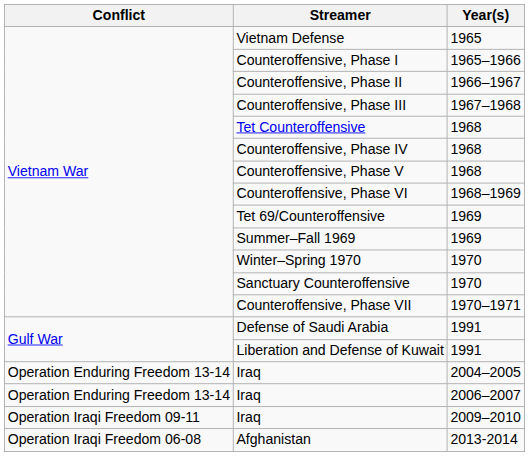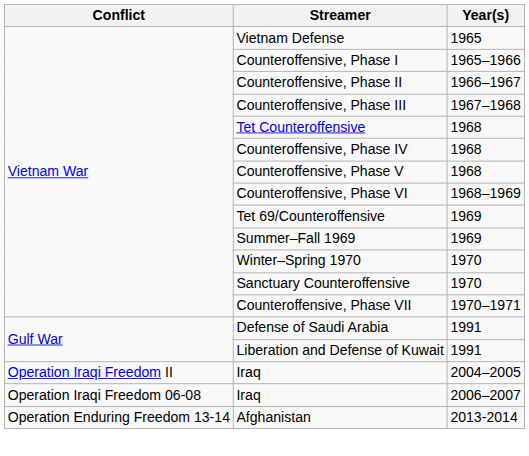(119, 372) Operation Enduring Freedom 13-14 -> (90, 372) Operation Iraqi Freedom II
(119, 395) Operation Enduring Freedom 13-14 -> (104, 395) Operation Iraqi Freedom 06-08
- row: (249, 417)
(104, 439) Operation Iraqi Freedom 06-08 -> (119, 417) Operation Enduring Freedom 13-14
